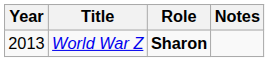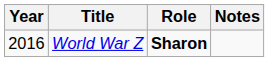(26, 43) 2013 -> (26, 43) 2016
